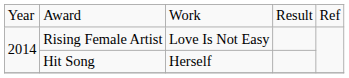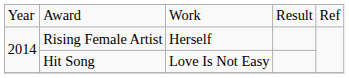(219, 38) Love Is Not Easy -> (190, 38) Herself
(190, 61) Herself -> (219, 61) Love Is Not Easy
